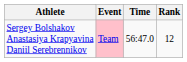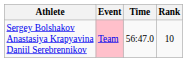(169, 39) 12 -> (169, 39) 10
